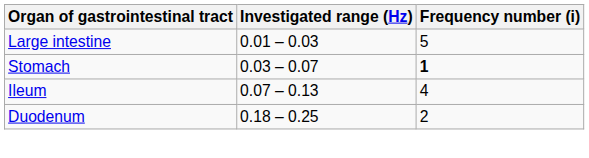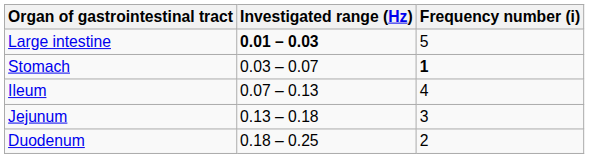(279, 41) normal -> (279, 41) bold
+ row: (38, 116)
